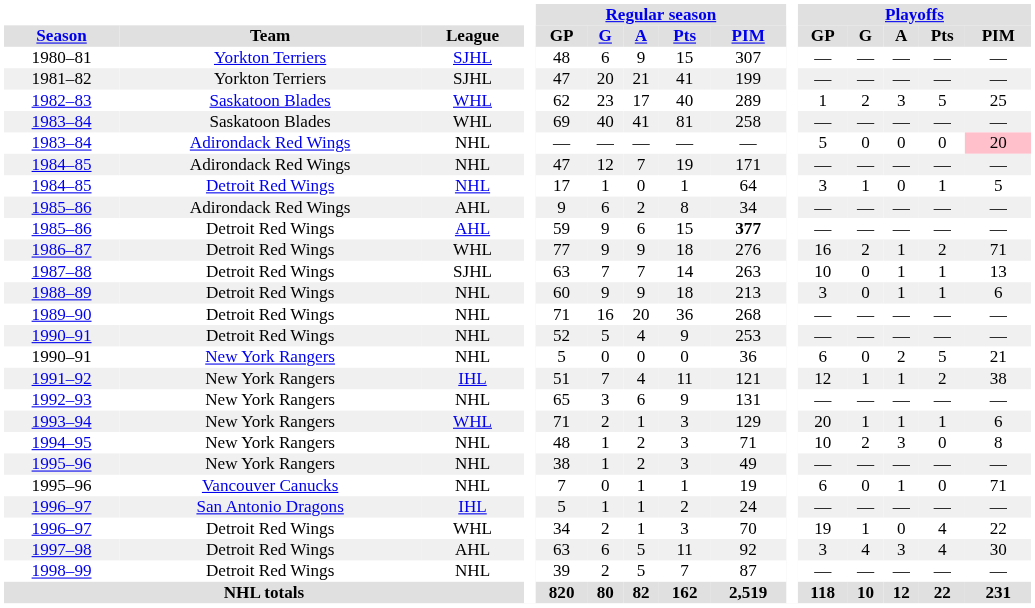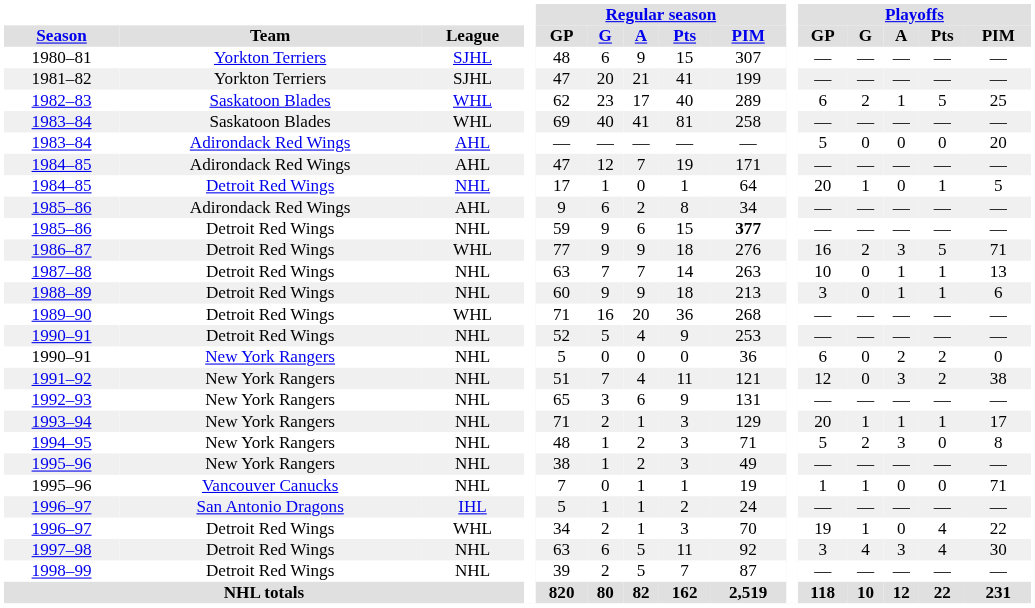(823, 100) 1 -> (823, 100) 6
(901, 100) 3 -> (901, 100) 1
(473, 143) NHL -> (473, 143) AHL
(998, 143) pink background -> (998, 143) no background
(473, 164) NHL -> (473, 164) AHL
(823, 185) 3 -> (823, 185) 20
(473, 228) AHL -> (473, 228) NHL
(901, 250) 1 -> (901, 250) 3
(942, 250) 2 -> (942, 250) 5
(473, 271) SJHL -> (473, 271) NHL
(473, 314) NHL -> (473, 314) WHL
(942, 357) 5 -> (942, 357) 2
(998, 357) 21 -> (998, 357) 0
(473, 378) IHL -> (473, 378) NHL
(865, 378) 1 -> (865, 378) 0
(901, 378) 1 -> (901, 378) 3
(473, 421) WHL -> (473, 421) NHL
(998, 421) 6 -> (998, 421) 17
(823, 442) 10 -> (823, 442) 5
(823, 485) 6 -> (823, 485) 1
(865, 485) 0 -> (865, 485) 1
(901, 485) 1 -> (901, 485) 0
(473, 549) AHL -> (473, 549) NHL
